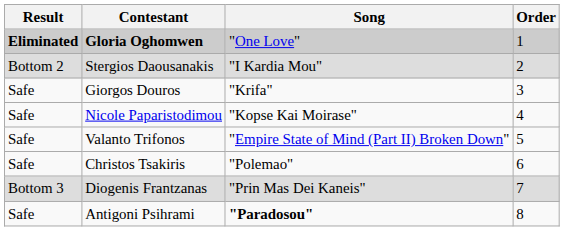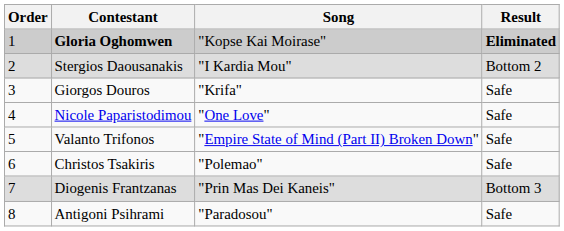columns swapped: (536, 16) <-> (43, 16)
(265, 41) "One Love" -> (262, 41) "Kopse Kai Moirase"
(293, 115) "Kopse Kai Moirase" -> (234, 115) "One Love"
(271, 213) bold -> (235, 213) normal
